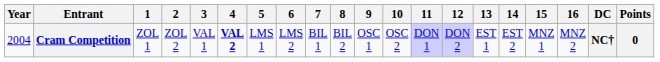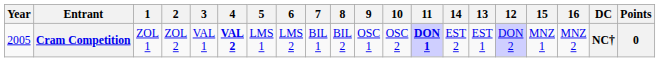columns swapped: (457, 13) <-> (512, 13)
(19, 39) 2004 -> (19, 39) 2005
(427, 39) normal -> (427, 39) bold
